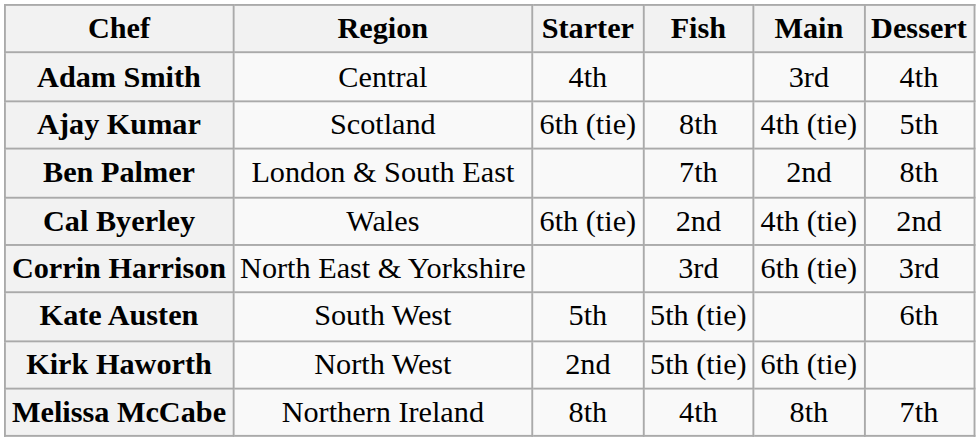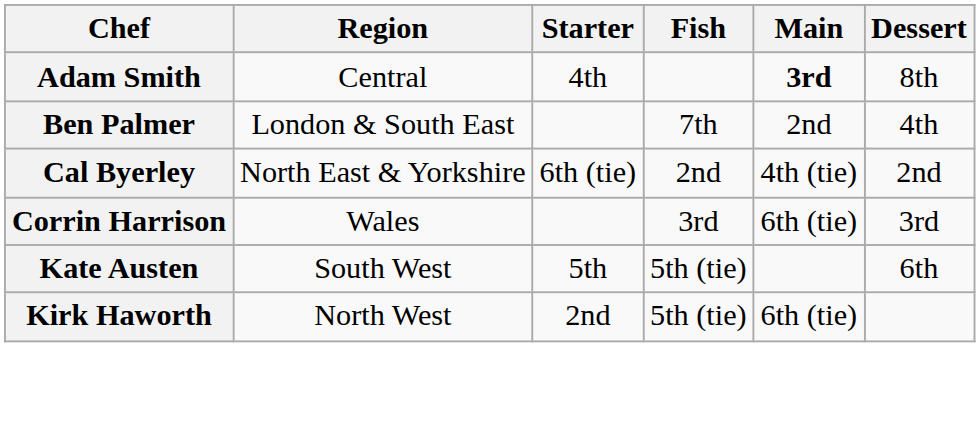(809, 76) normal -> (809, 76) bold
(919, 76) 4th -> (919, 76) 8th
- row: (119, 124)
(919, 172) 8th -> (919, 124) 4th
(383, 220) Wales -> (383, 172) North East & Yorkshire
(383, 268) North East & Yorkshire -> (383, 220) Wales
- row: (119, 412)
